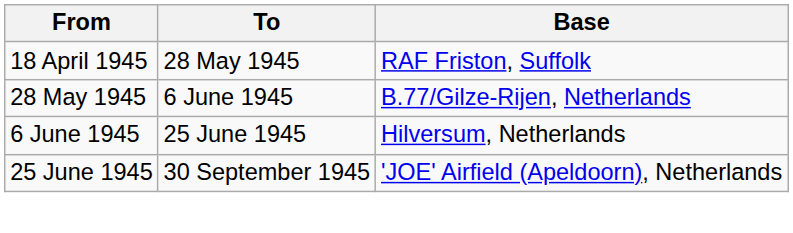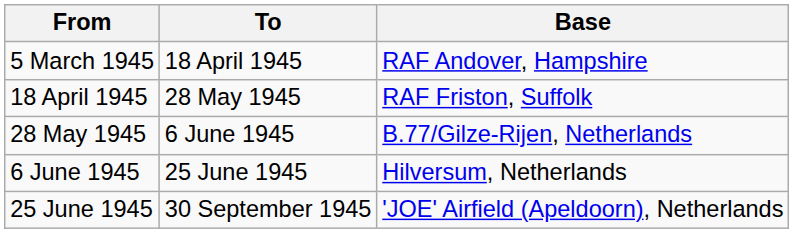+ row: (82, 60)
